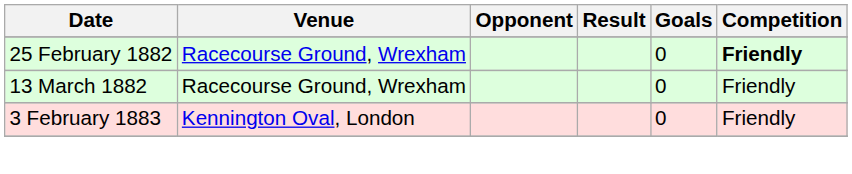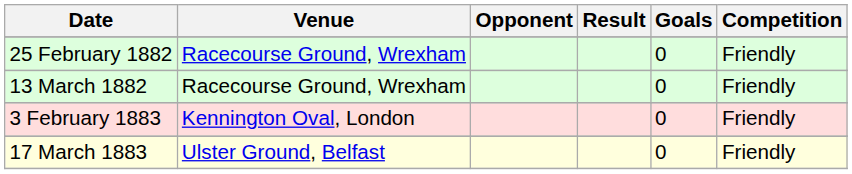(762, 53) bold -> (759, 53) normal
+ row: (78, 151)
